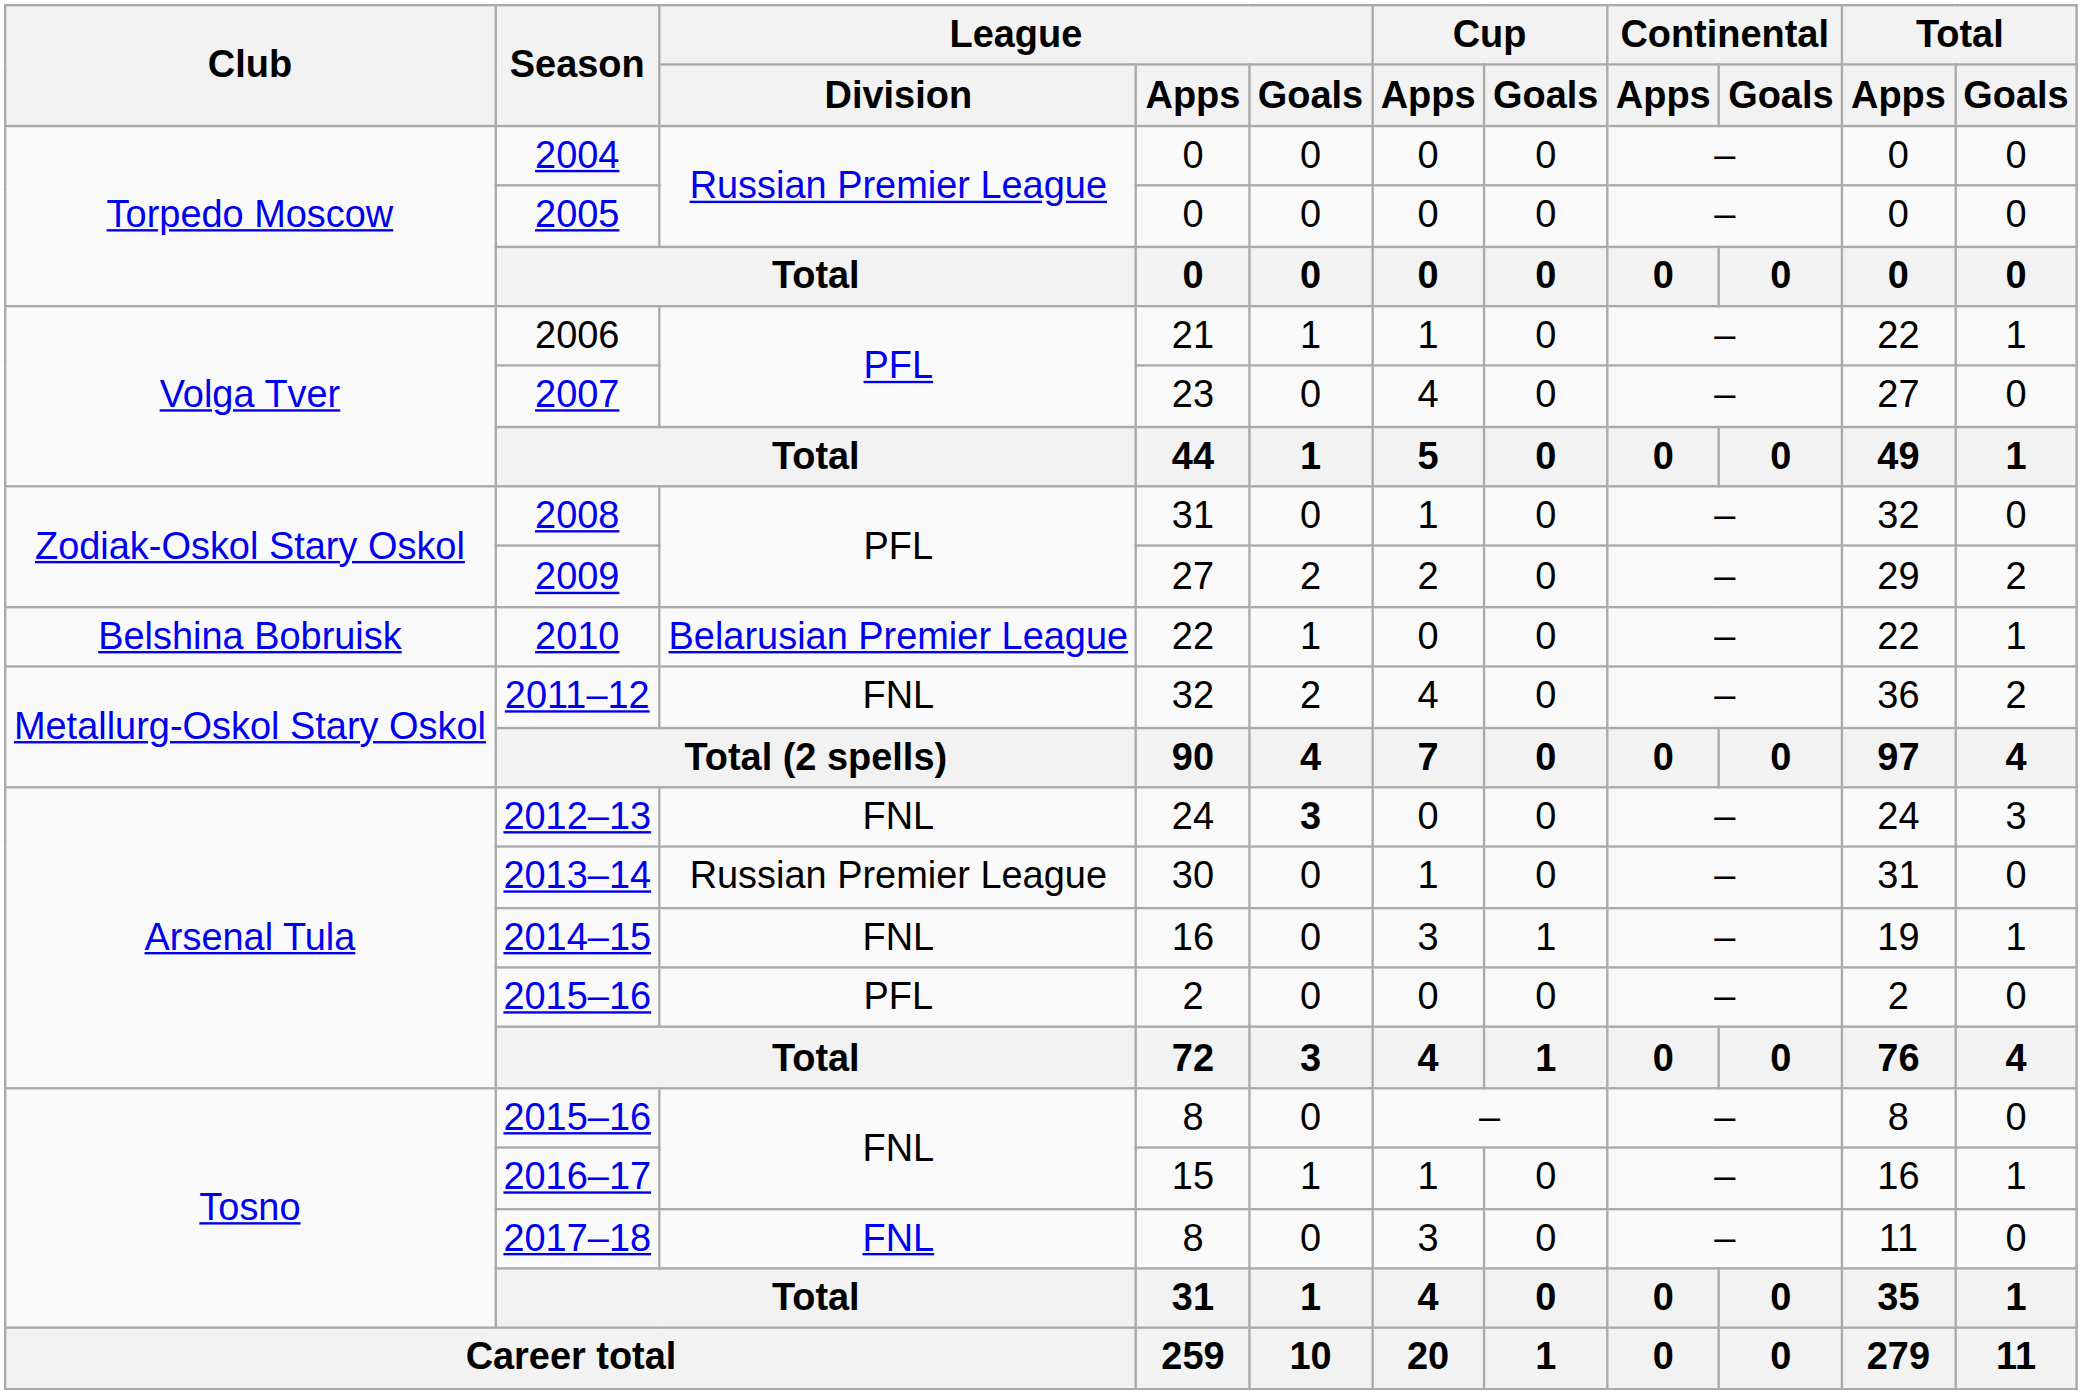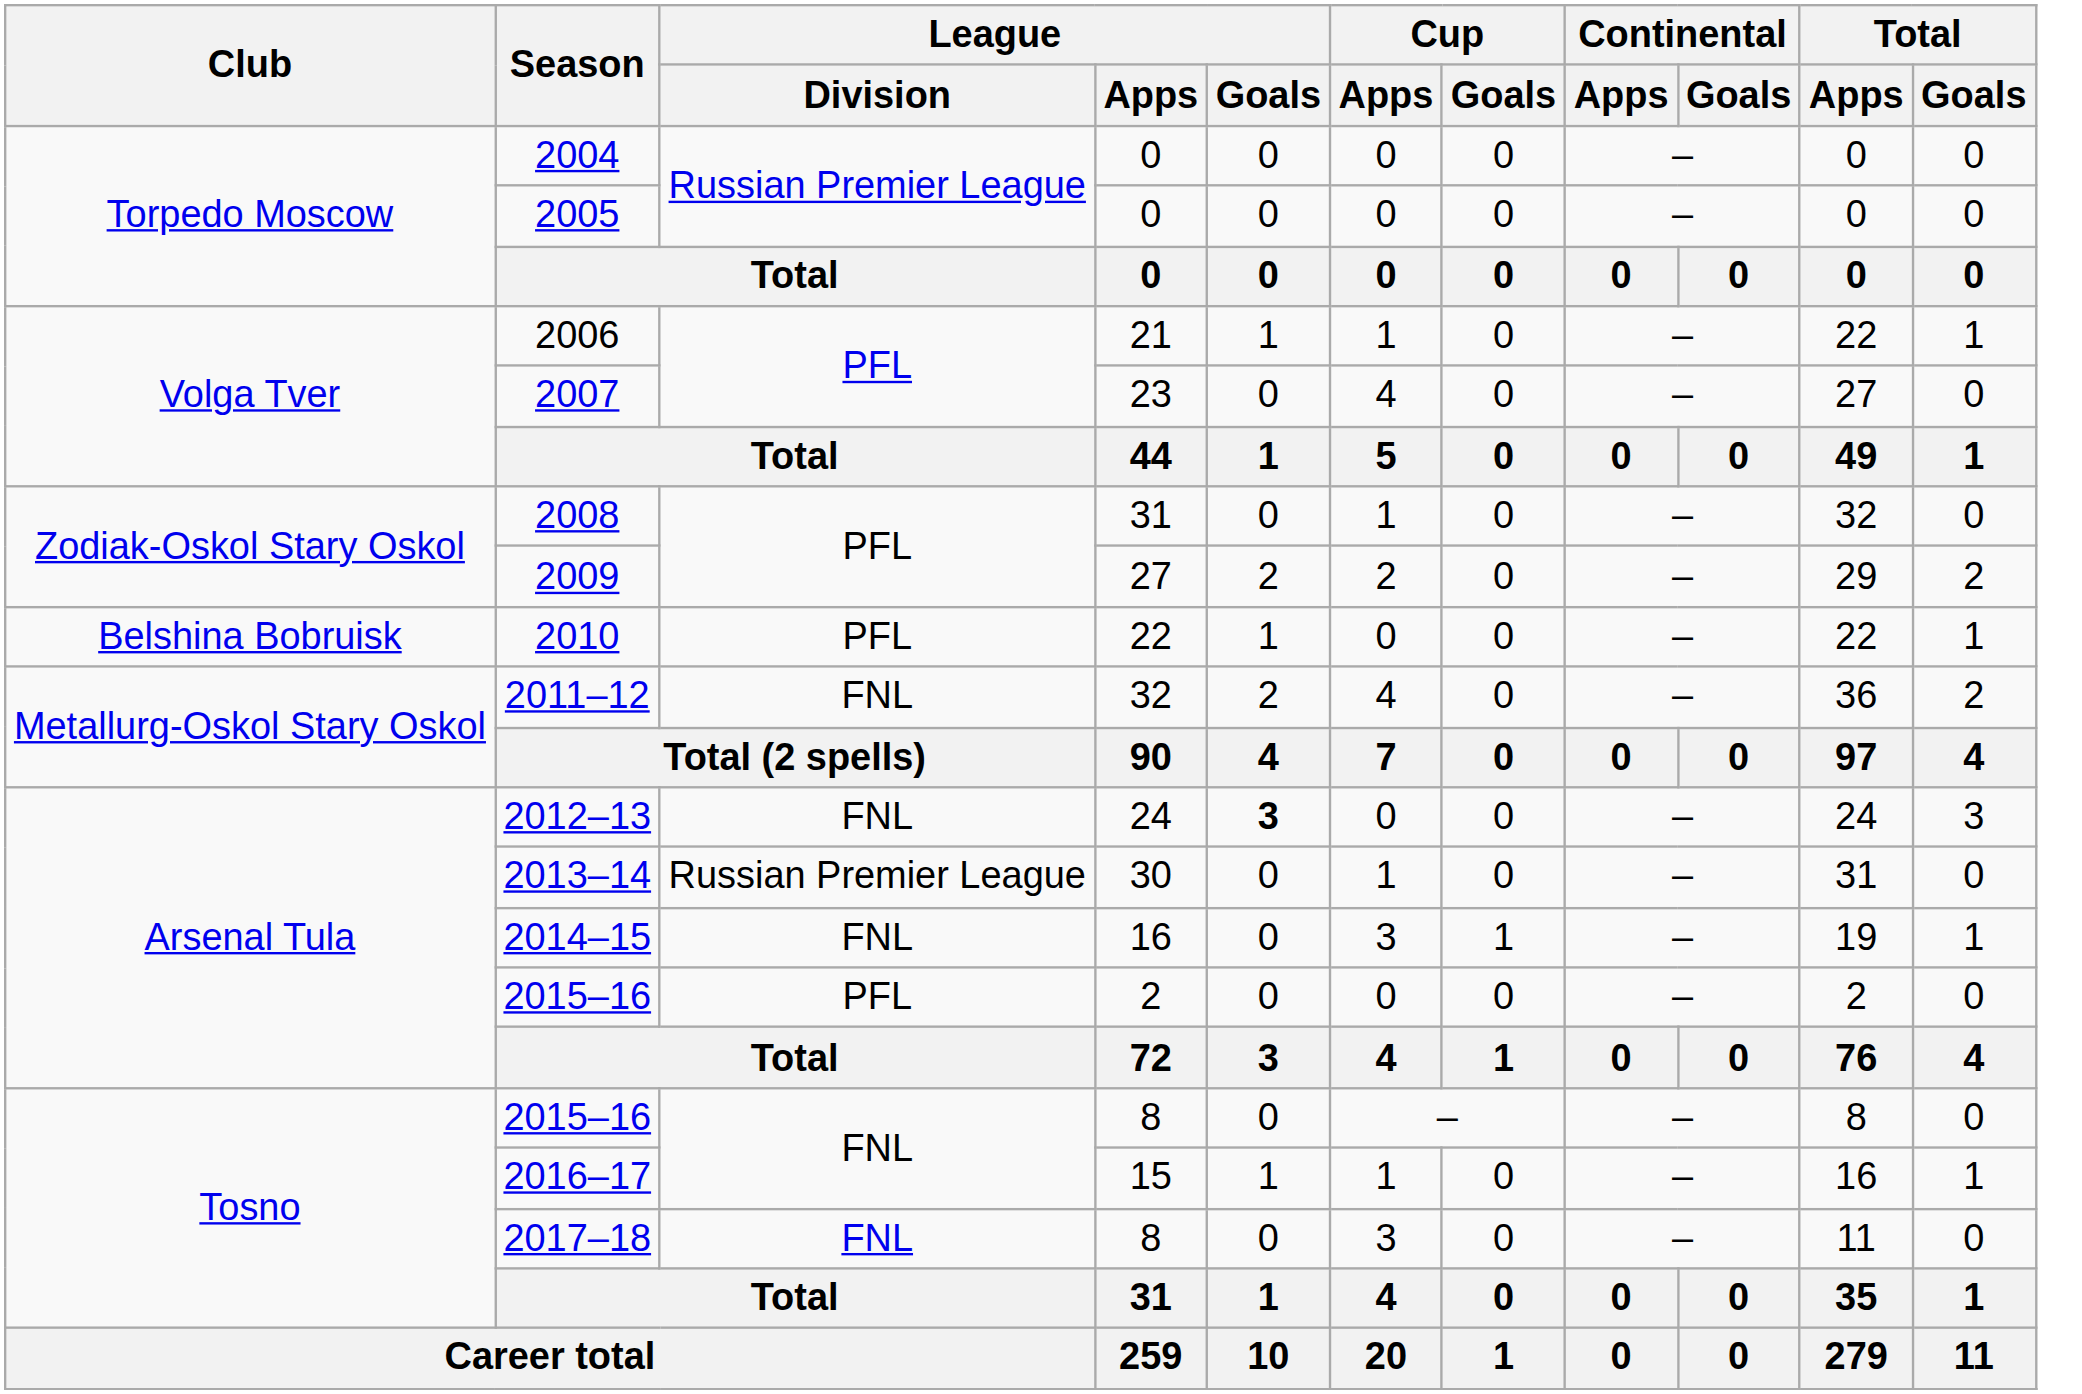(898, 635) Belarusian Premier League -> (877, 635) PFL
